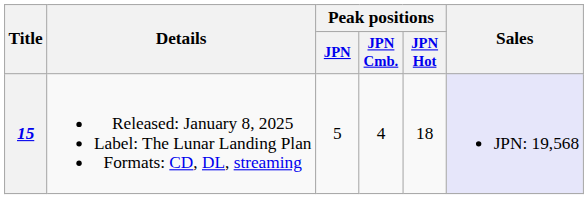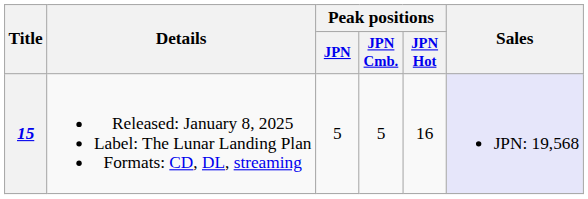(381, 133) 4 -> (381, 133) 5
(425, 133) 18 -> (425, 133) 16
